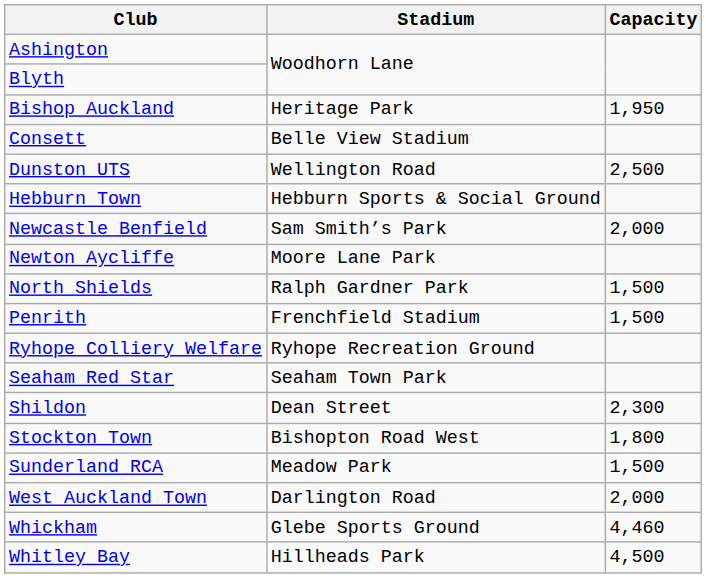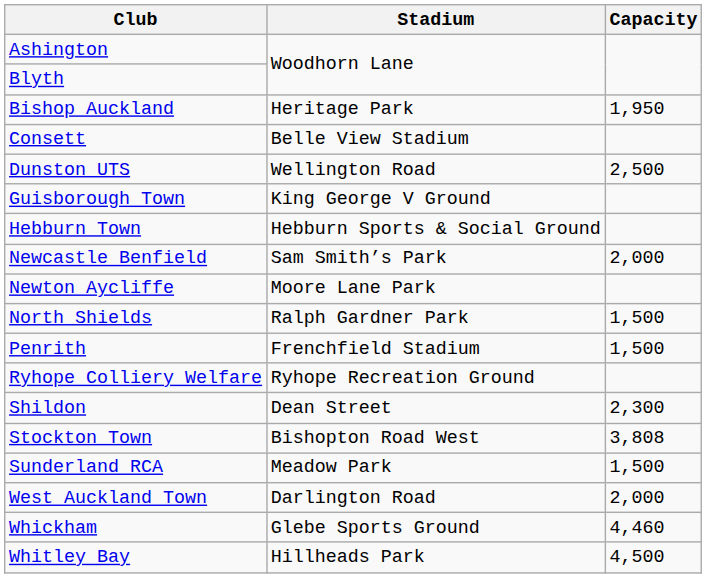+ row: (97, 199)
- row: (92, 378)
(637, 438) 1,800 -> (637, 438) 3,808
